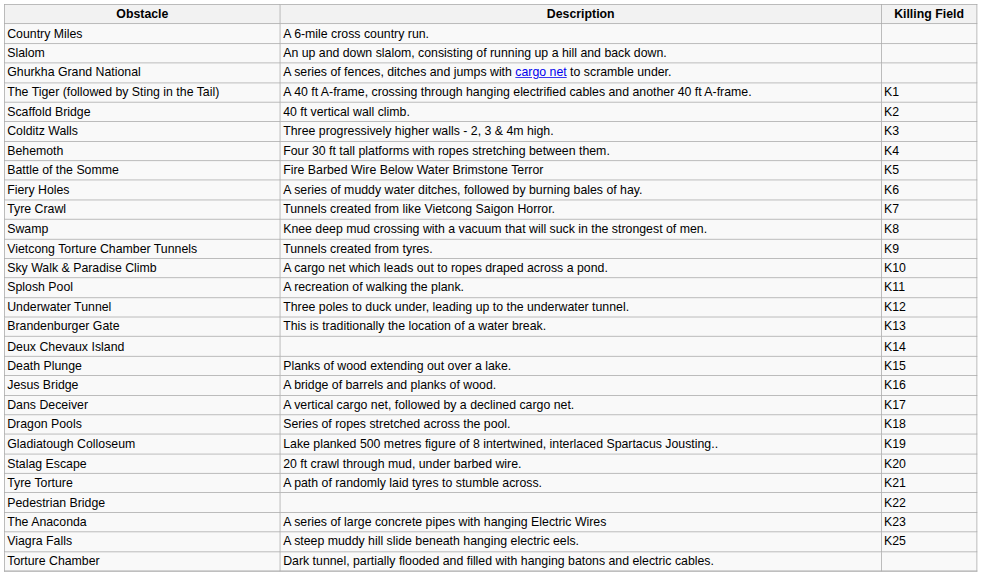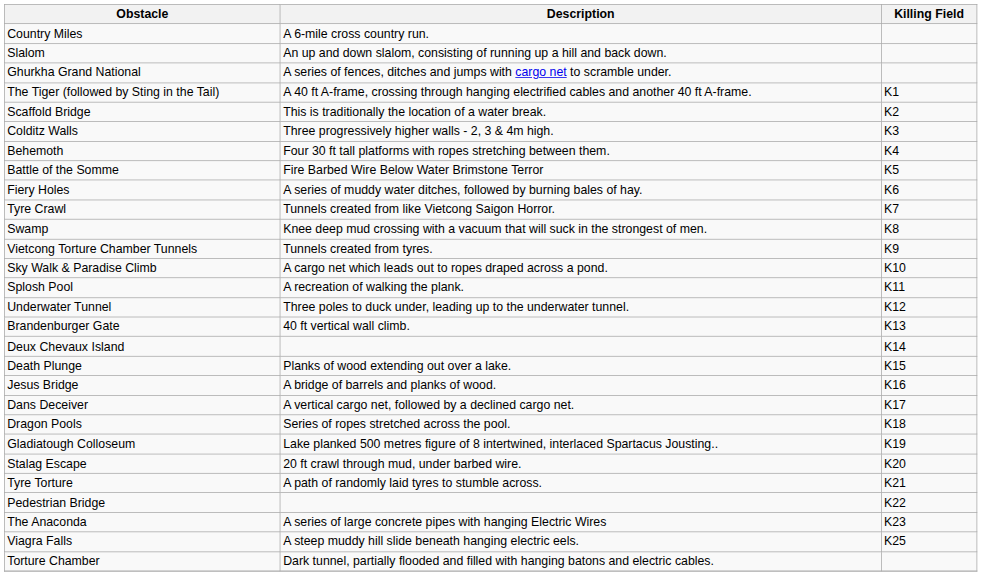(347, 111) 40 ft vertical wall climb. -> (415, 111) This is traditionally the location of a water break.
(415, 326) This is traditionally the location of a water break. -> (347, 326) 40 ft vertical wall climb.
